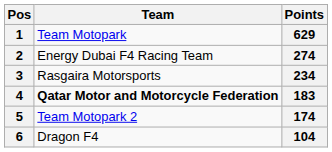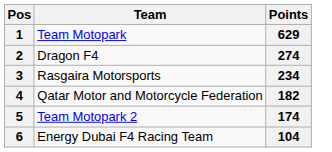(125, 55) Energy Dubai F4 Racing Team -> (68, 55) Dragon F4
(158, 96) bold -> (150, 96) normal
(304, 96) 183 -> (289, 96) 182
(68, 136) Dragon F4 -> (125, 136) Energy Dubai F4 Racing Team
